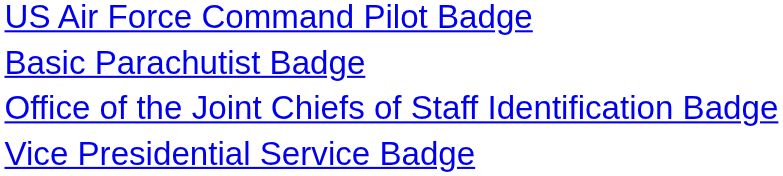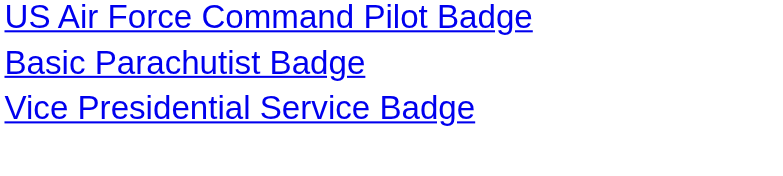- row: (391, 108)
